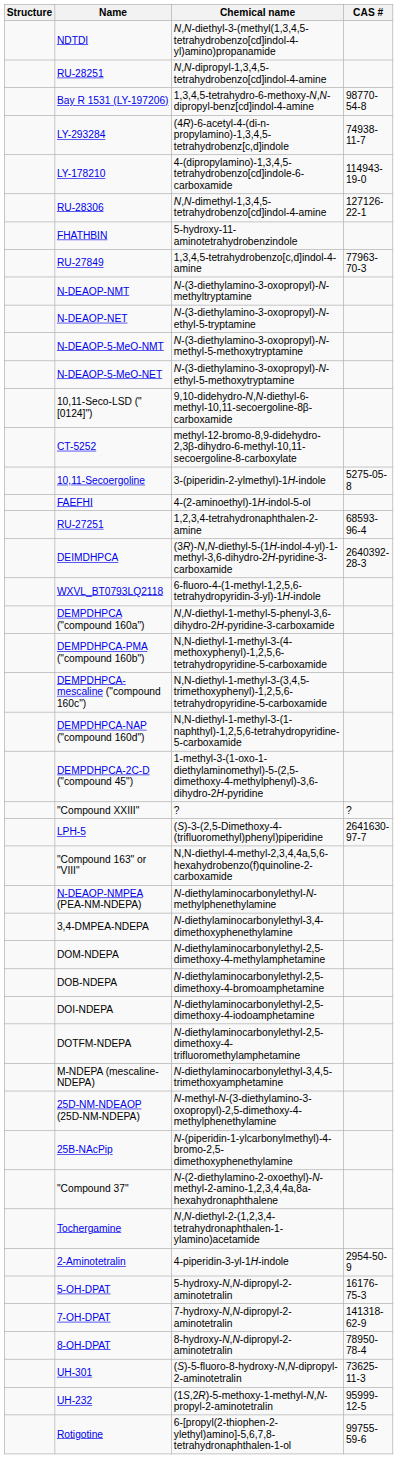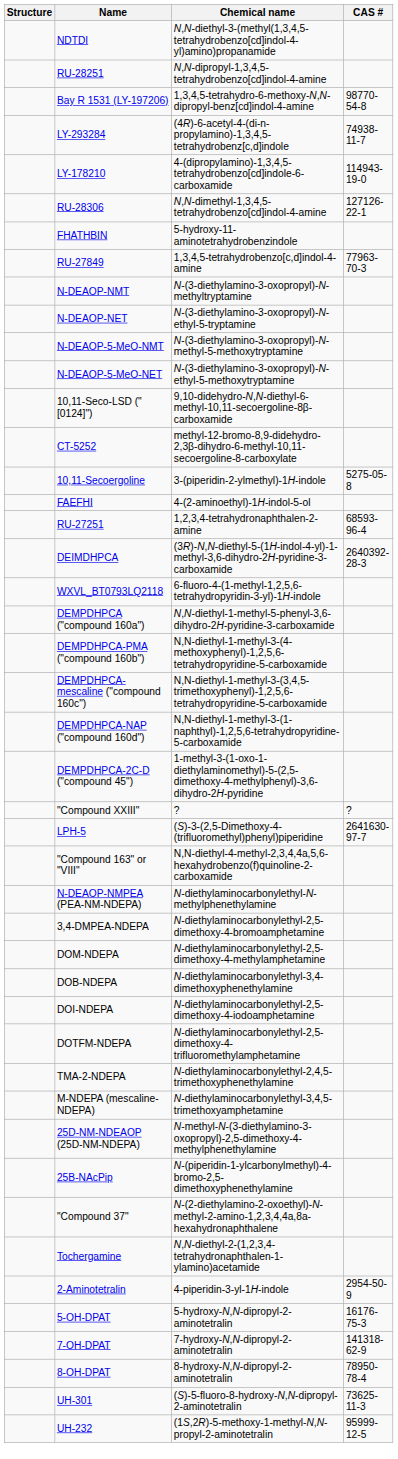(249, 927) N-diethylaminocarbonylethyl-3,4-dimethoxyphenethylamine -> (249, 927) N-diethylaminocarbonylethyl-2,5-dimethoxy-4-bromoamphetamine
(249, 982) N-diethylaminocarbonylethyl-2,5-dimethoxy-4-bromoamphetamine -> (249, 982) N-diethylaminocarbonylethyl-3,4-dimethoxyphenethylamine
+ row: (91, 1077)
- row: (80, 1434)
